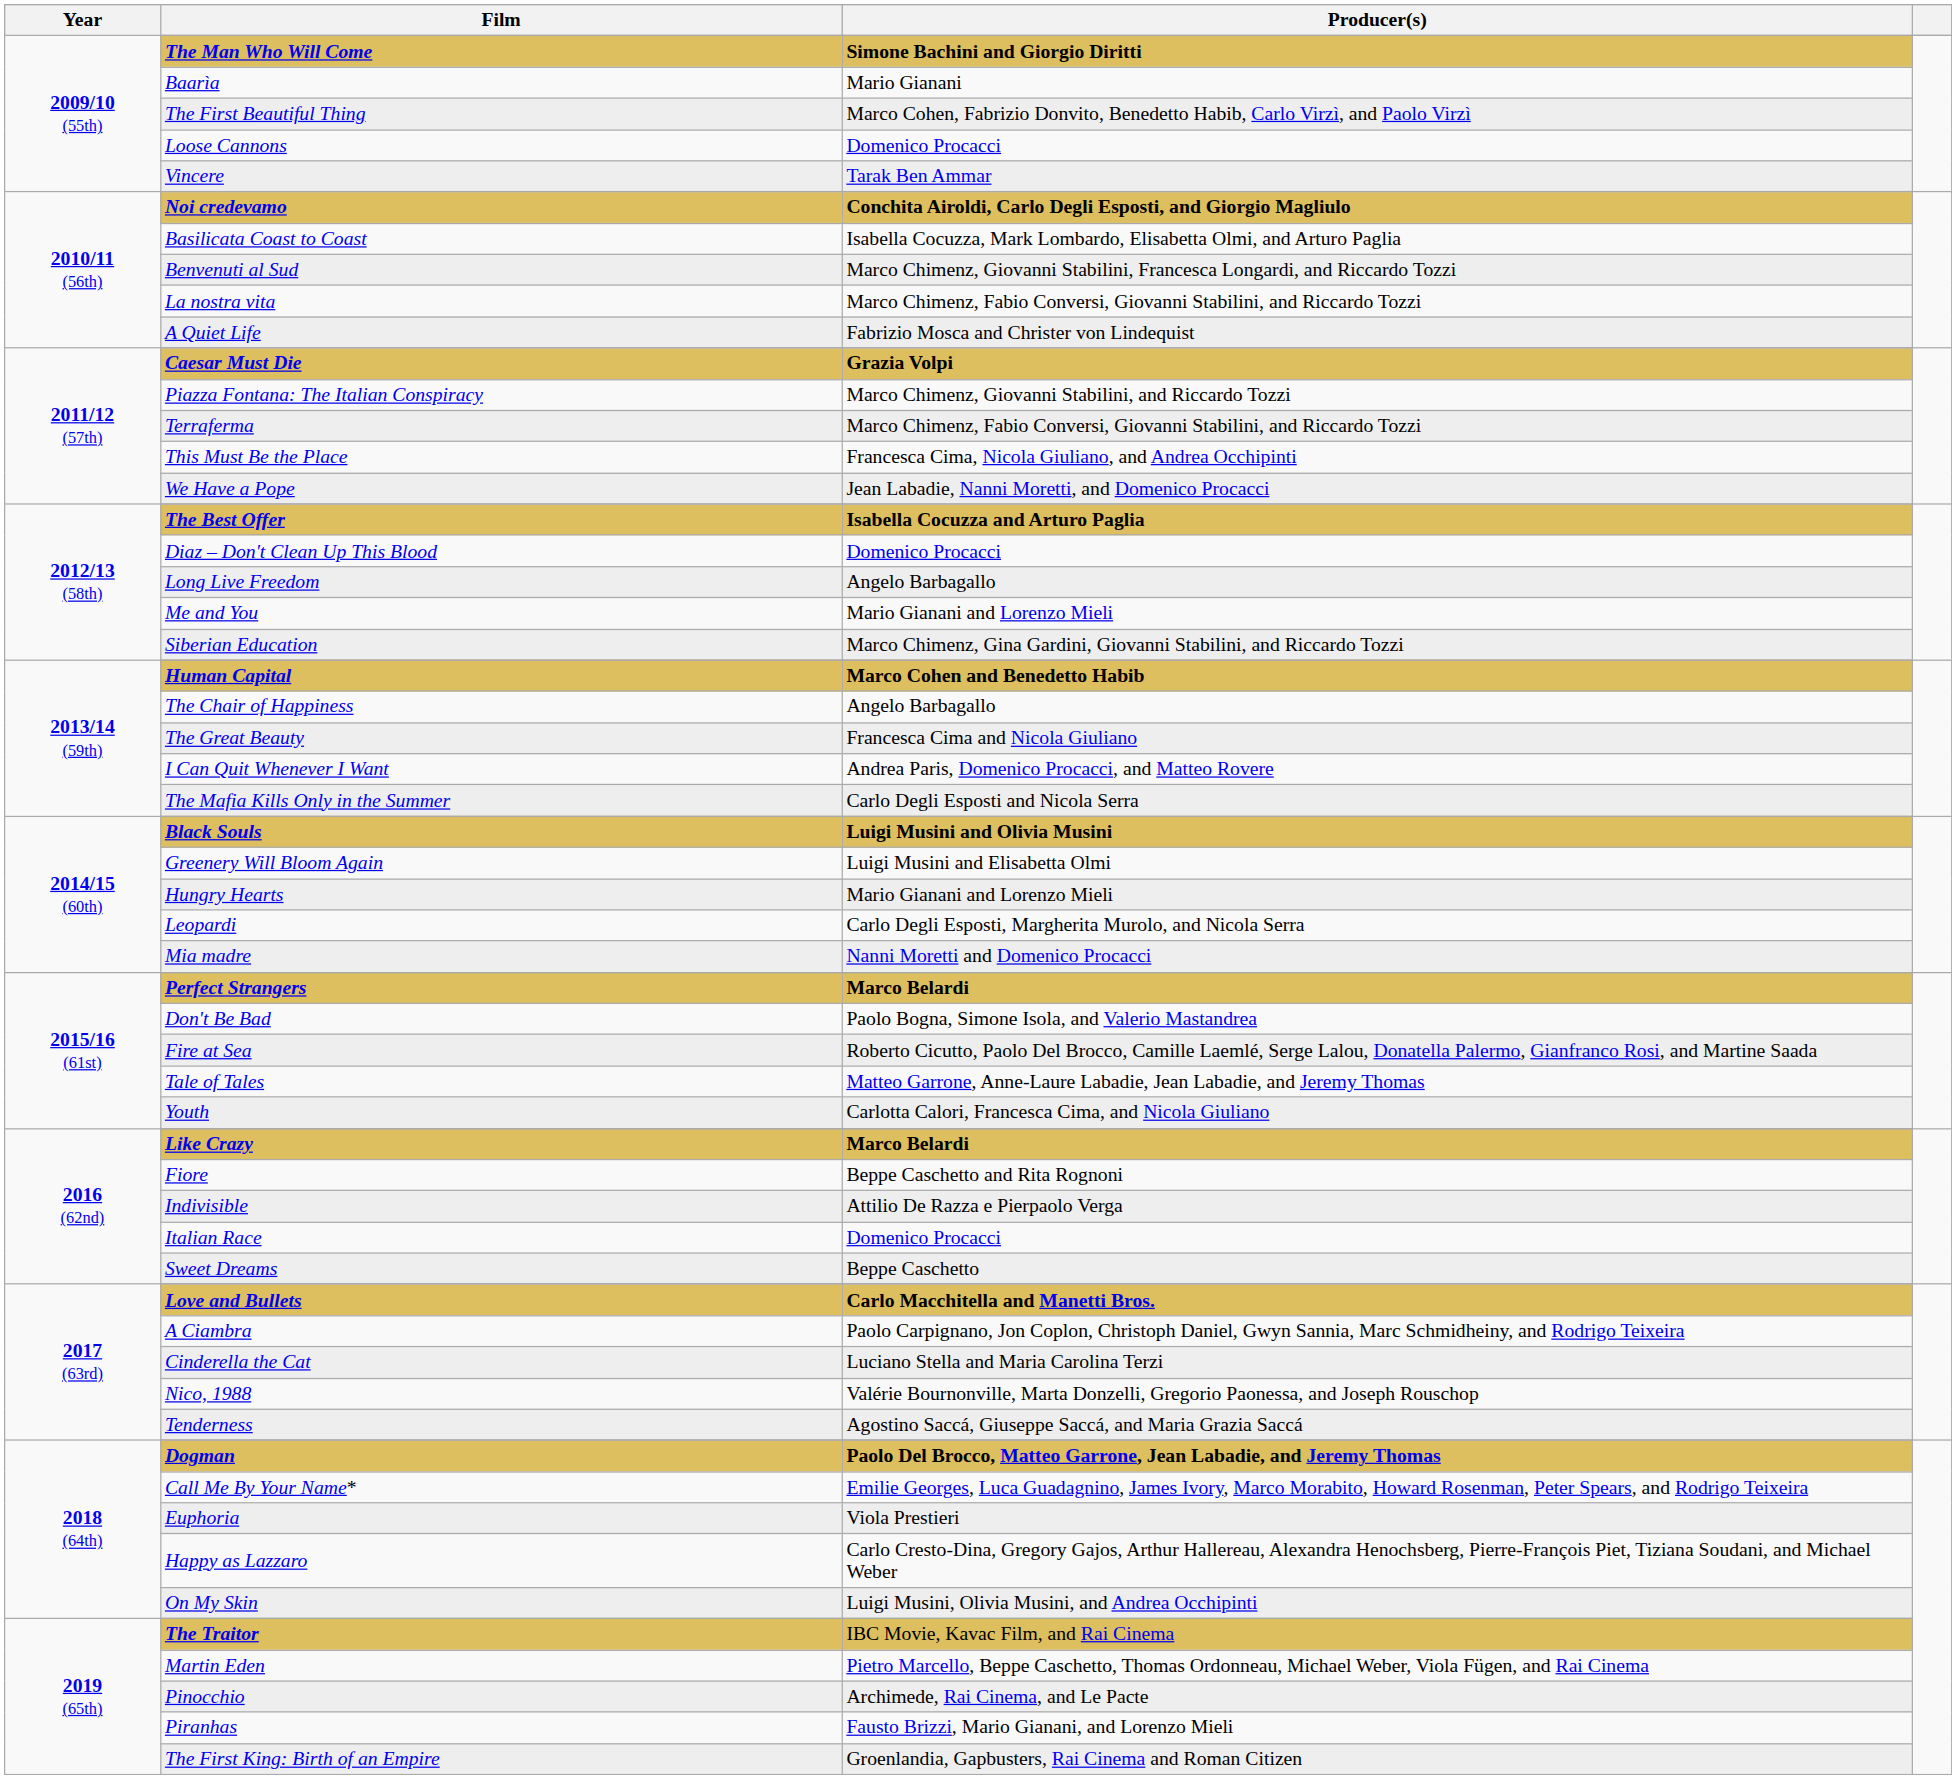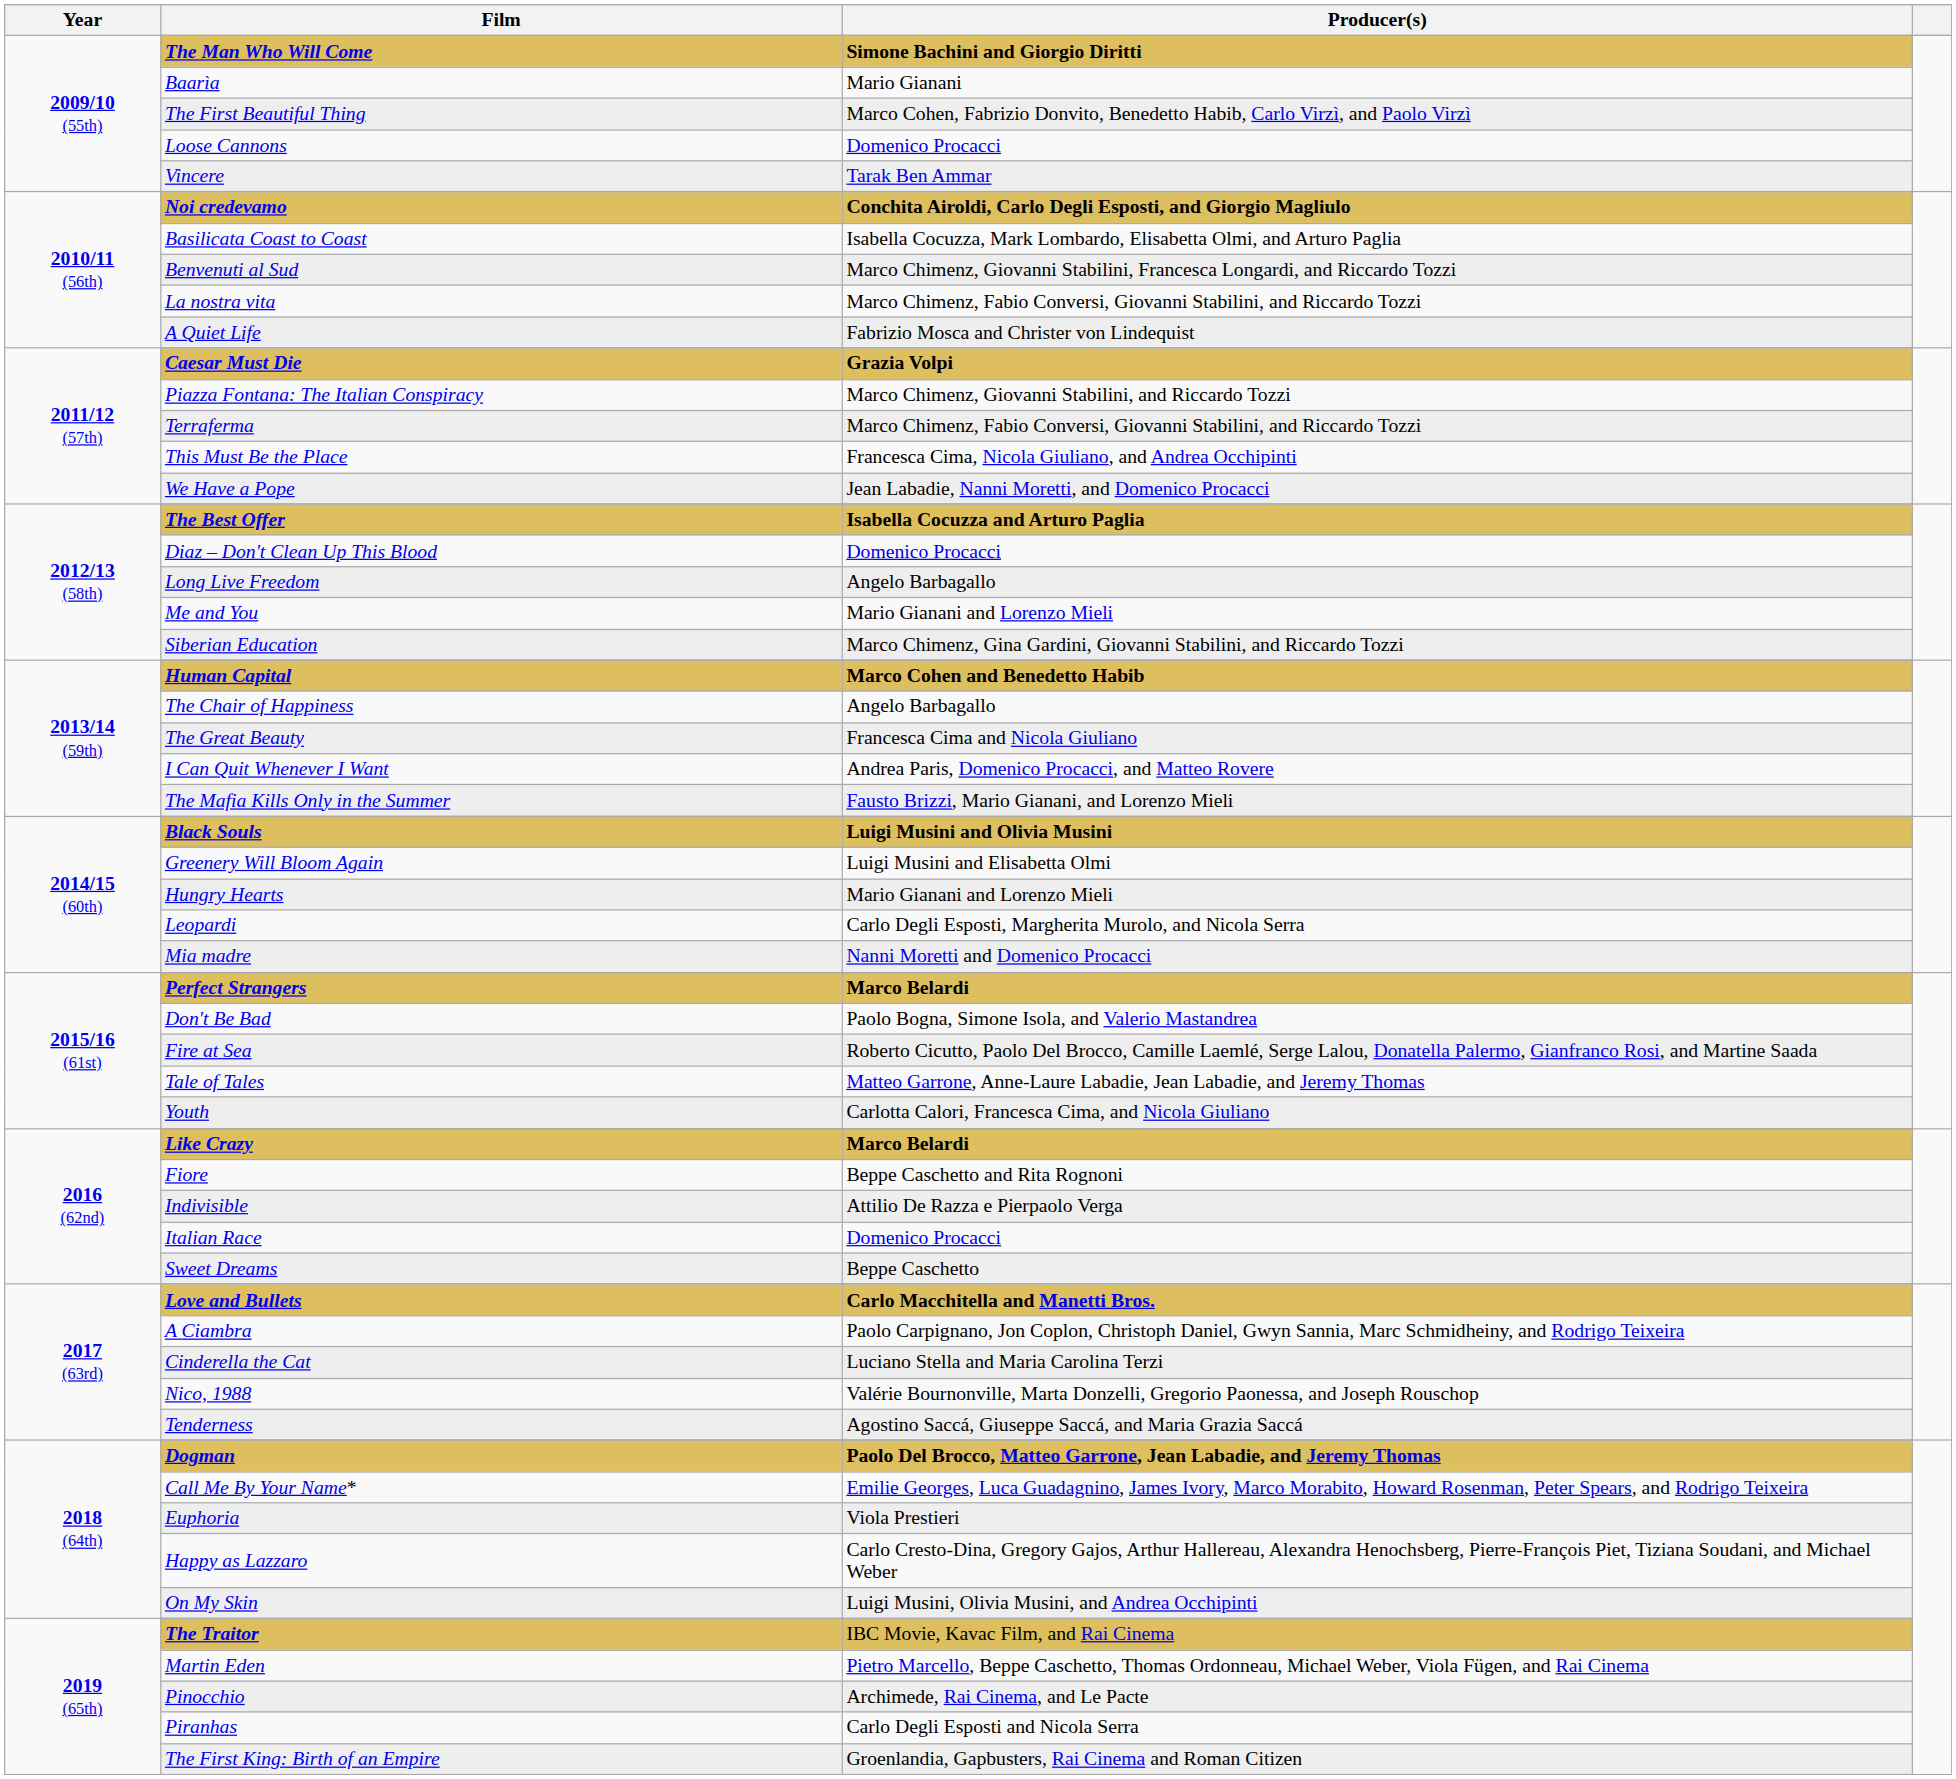(993, 800) Carlo Degli Esposti and Nicola Serra -> (1040, 800) Fausto Brizzi, Mario Gianani, and Lorenzo Mieli
(1040, 1727) Fausto Brizzi, Mario Gianani, and Lorenzo Mieli -> (993, 1727) Carlo Degli Esposti and Nicola Serra
